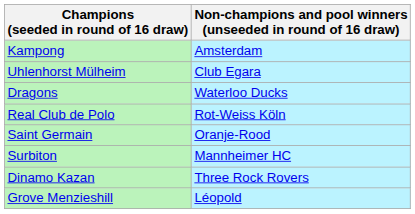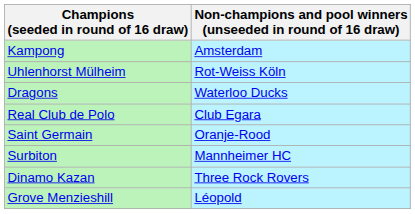(228, 72) Club Egara -> (240, 72) Rot-Weiss Köln
(240, 114) Rot-Weiss Köln -> (228, 114) Club Egara
